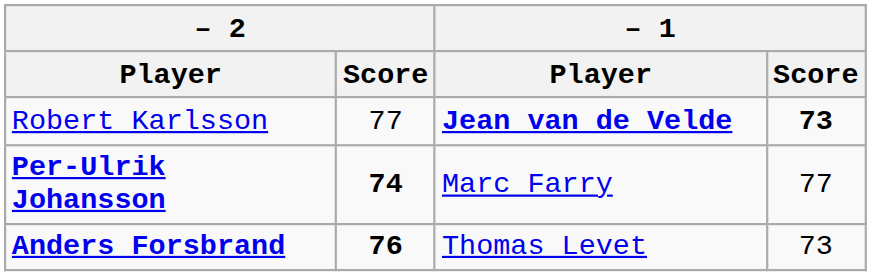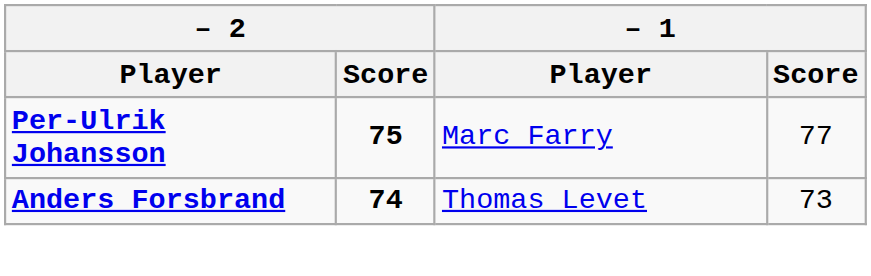- row: (140, 121)
(386, 184) 74 -> (386, 138) 75
(386, 247) 76 -> (386, 200) 74
